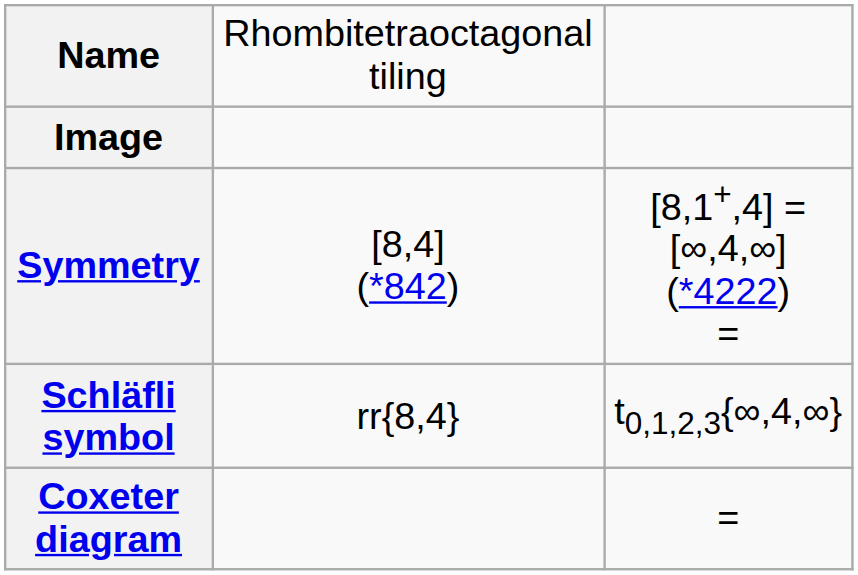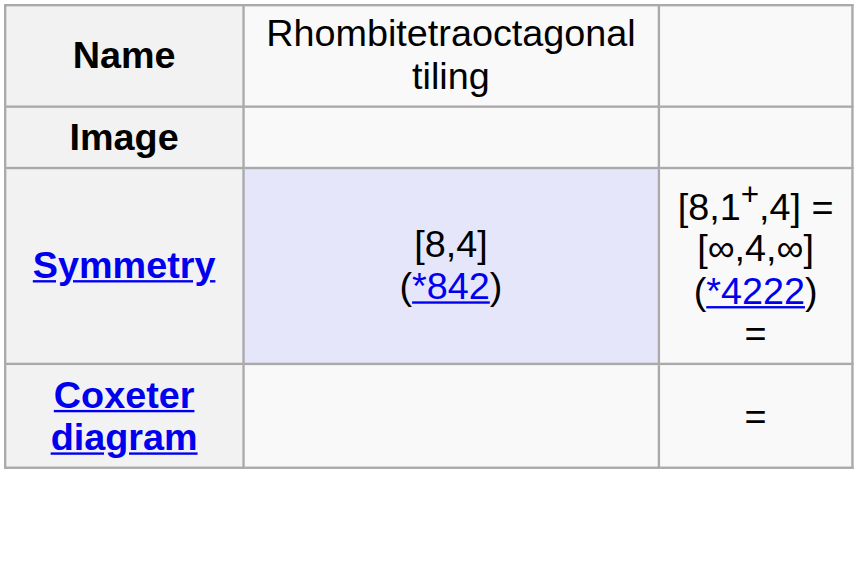(408, 265) no background -> (451, 265) lavender background
- row: (109, 415)
